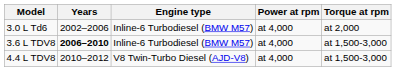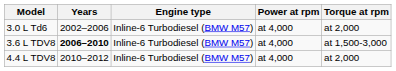(181, 58) V8 Twin-Turbo Diesel (AJD-V8) -> (183, 58) Inline-6 Turbodiesel (BMW M57)
(355, 58) at 1,500-3,000 -> (342, 58) at 2,000
